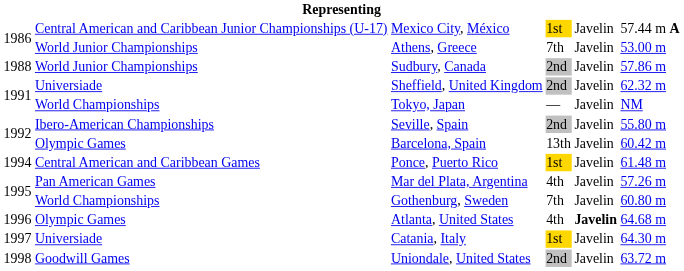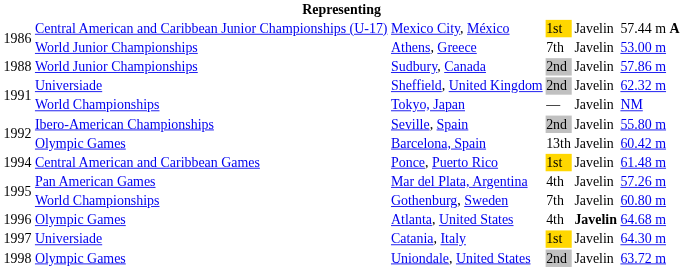(82, 258) Goodwill Games -> (80, 258) Olympic Games
